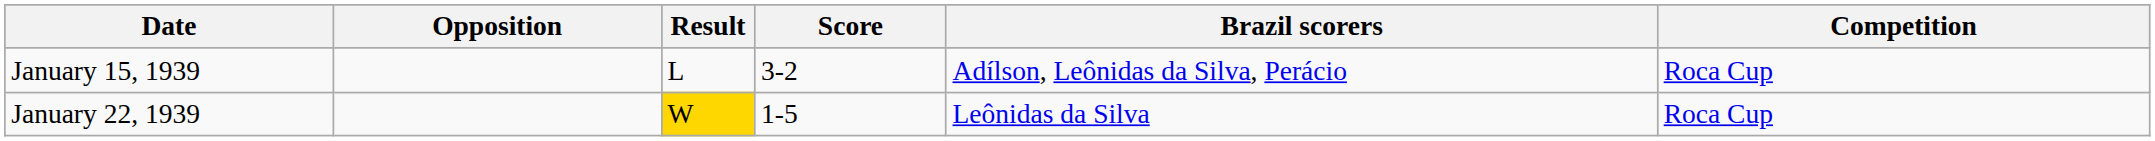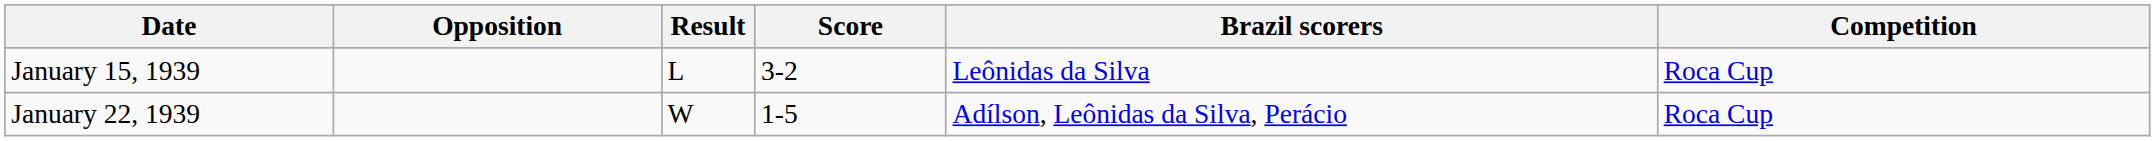(1150, 69) Adílson, Leônidas da Silva, Perácio -> (1051, 69) Leônidas da Silva
(681, 113) gold background -> (681, 113) no background
(1051, 113) Leônidas da Silva -> (1150, 113) Adílson, Leônidas da Silva, Perácio
